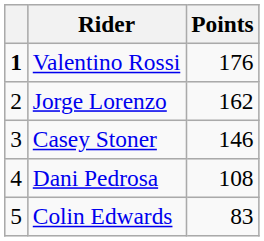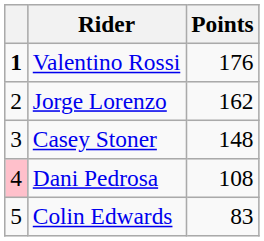(236, 139) 146 -> (236, 139) 148
(16, 178) no background -> (16, 178) pink background
